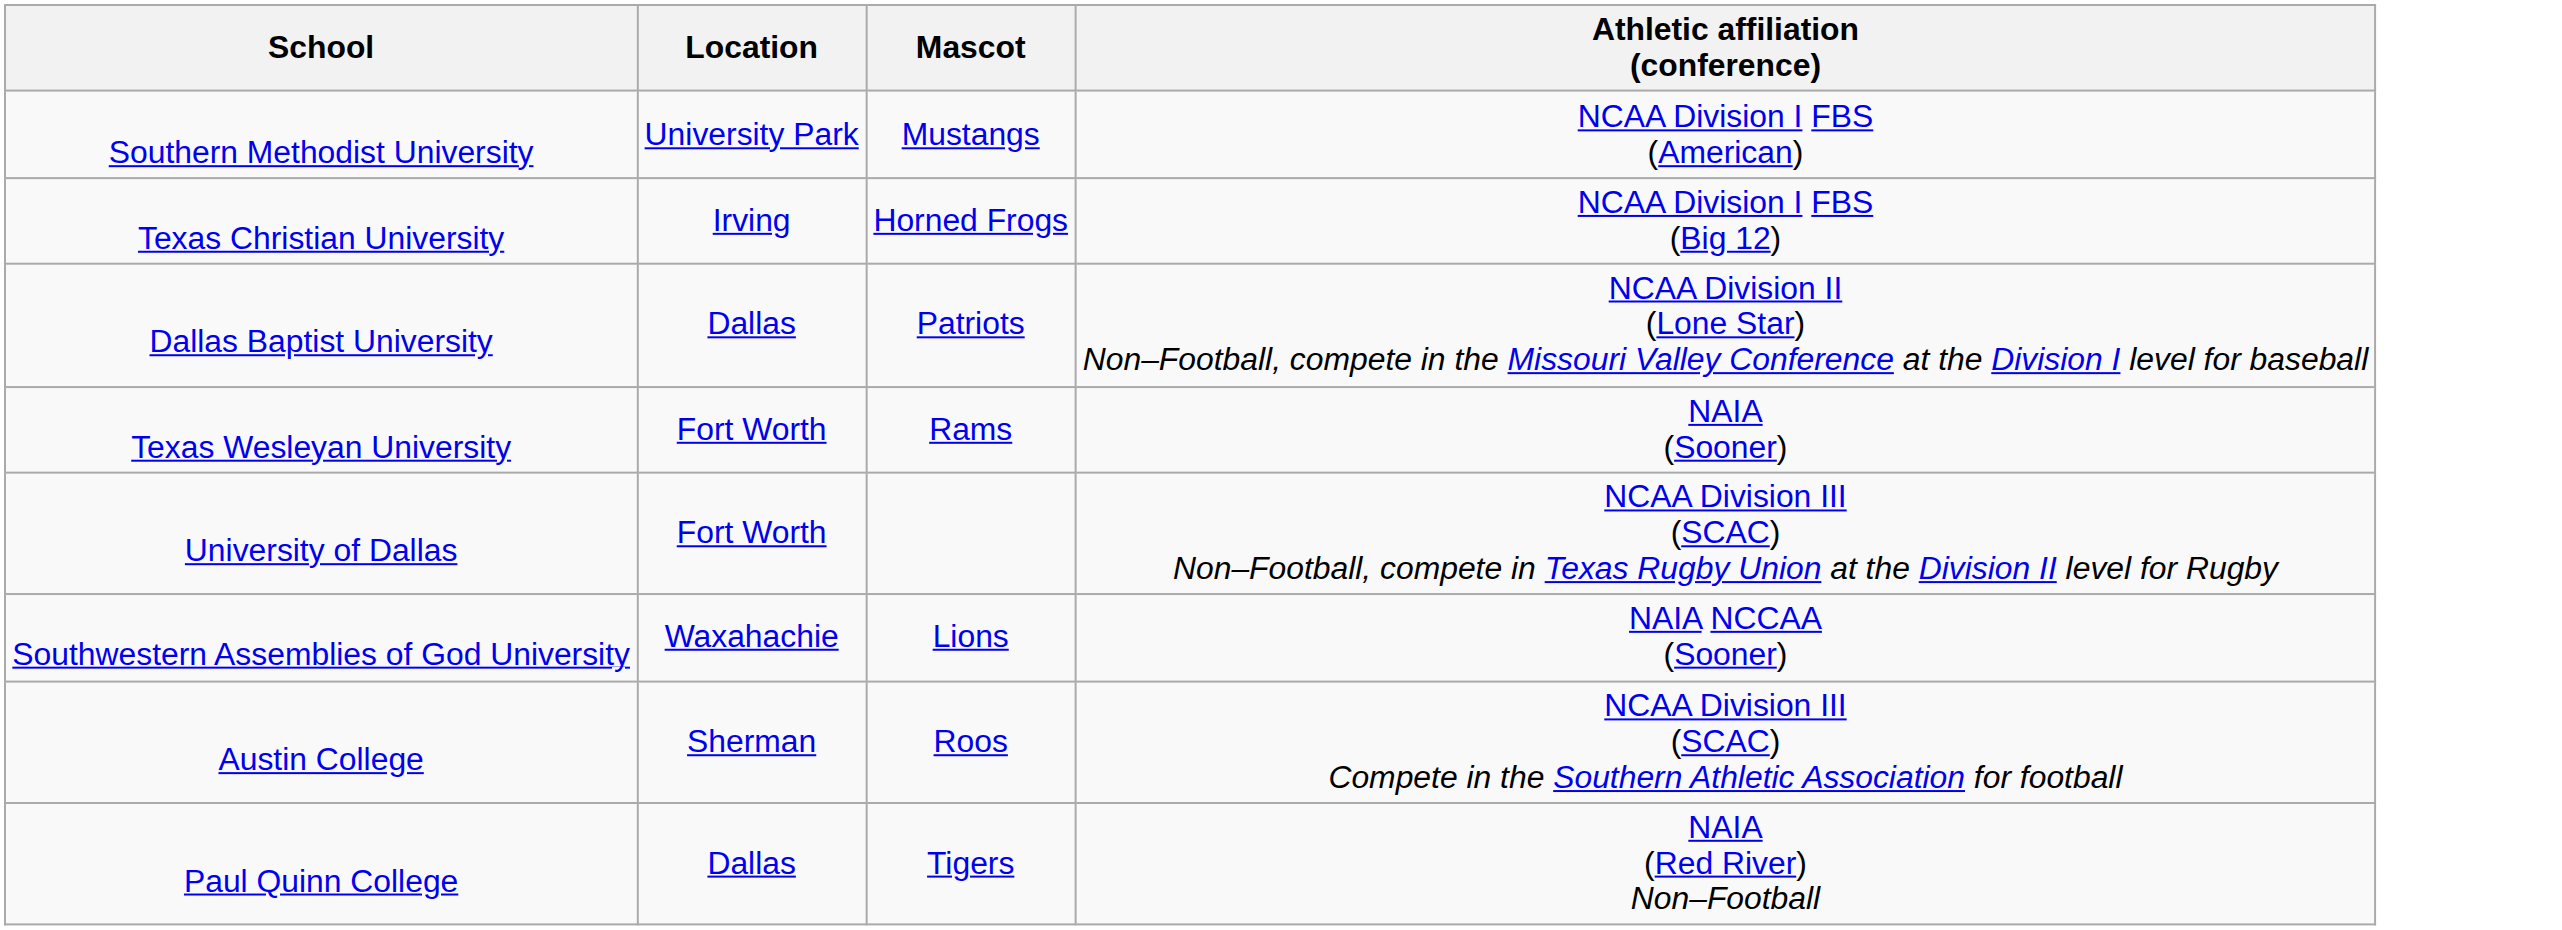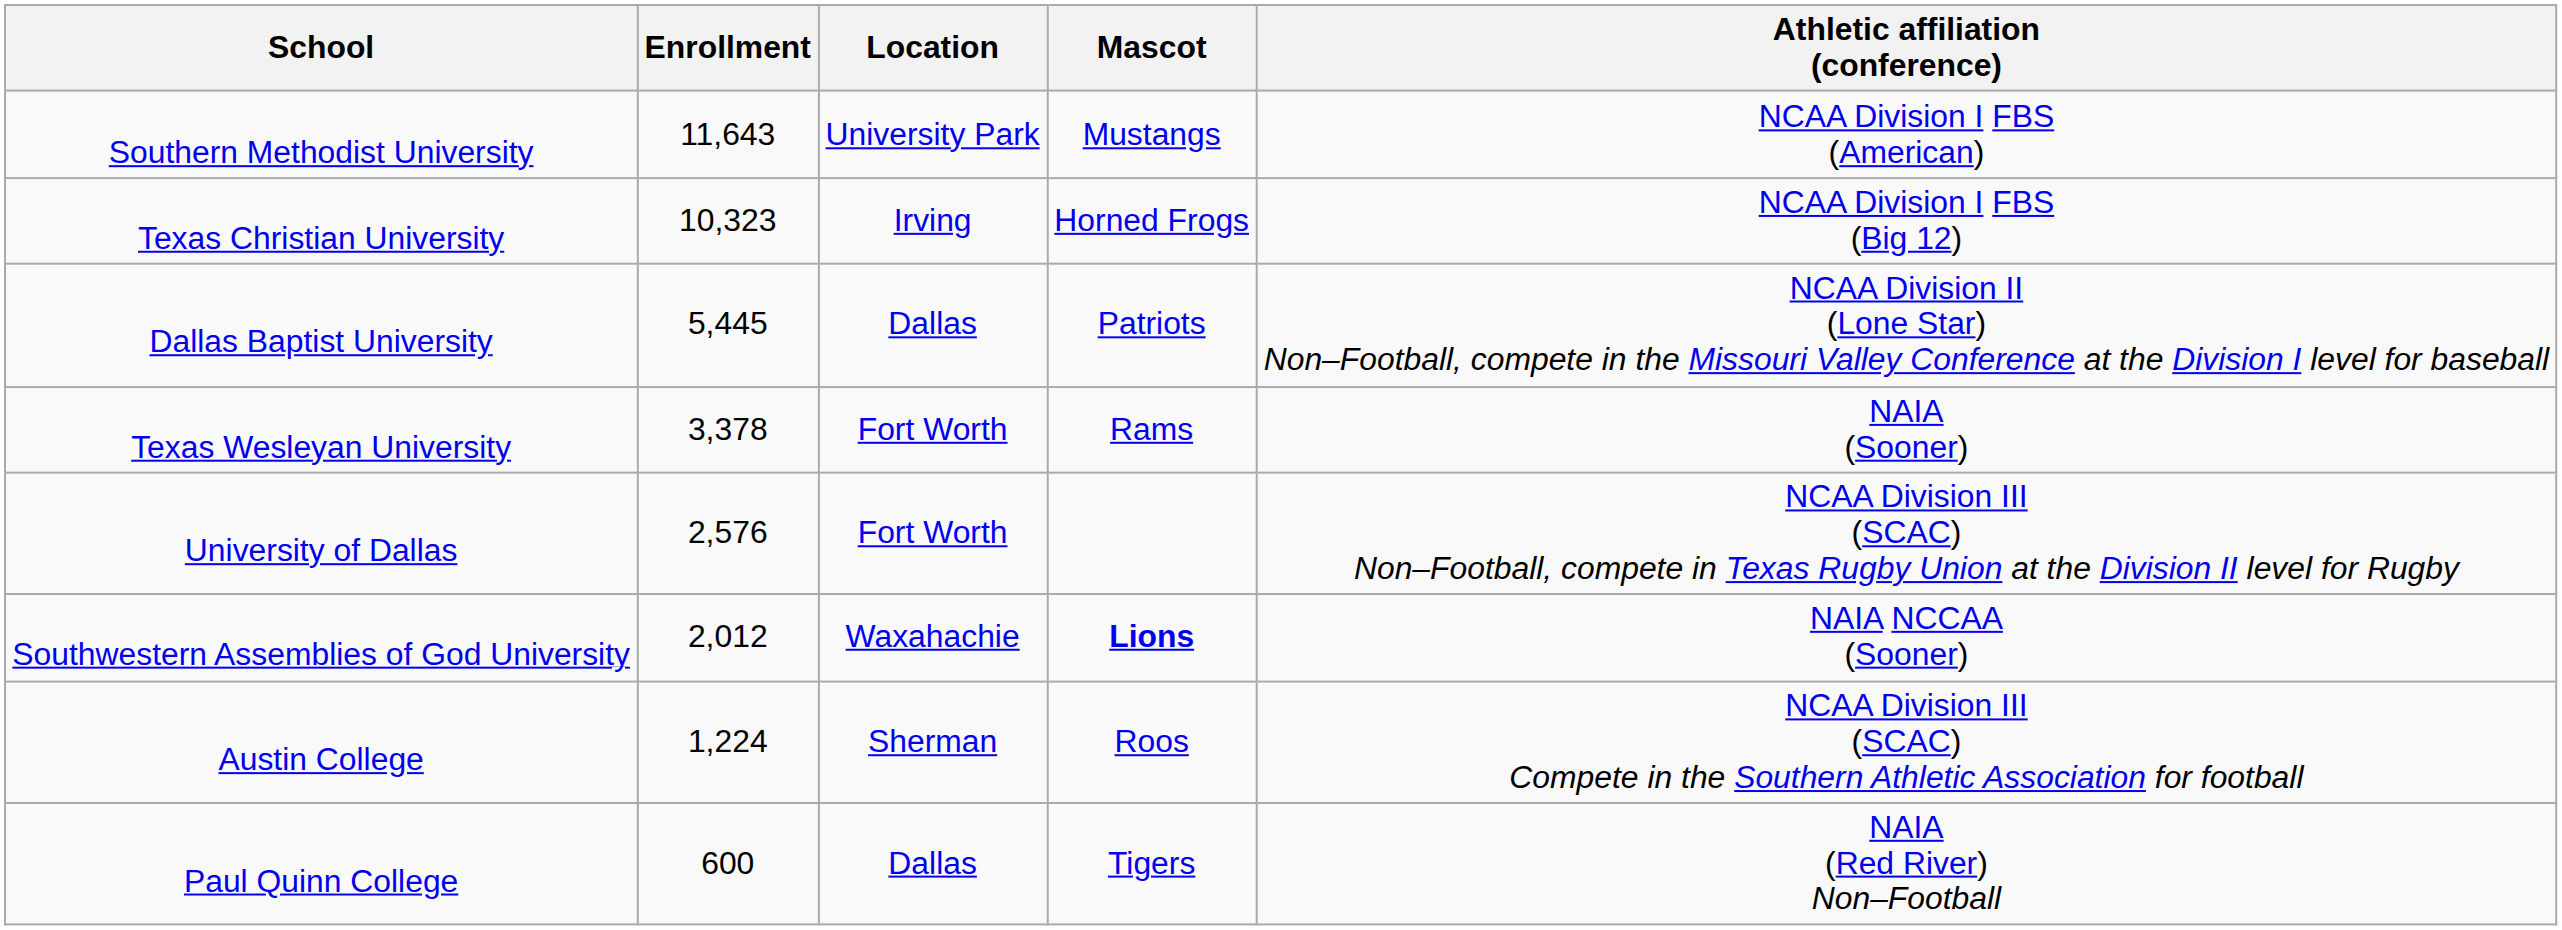+ column: (728, 47)
(971, 637) normal -> (1152, 637) bold
